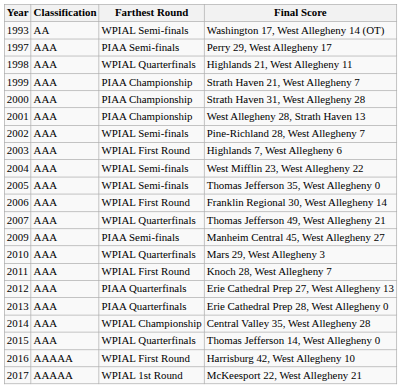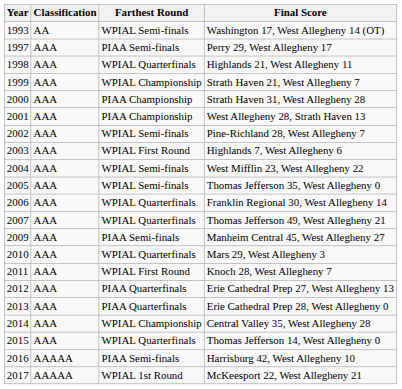(147, 82) PIAA Championship -> (152, 82) WPIAL Championship
(146, 202) WPIAL First Round -> (149, 202) WPIAL Quarterfinals
(146, 358) WPIAL First Round -> (140, 358) PIAA Semi-finals
